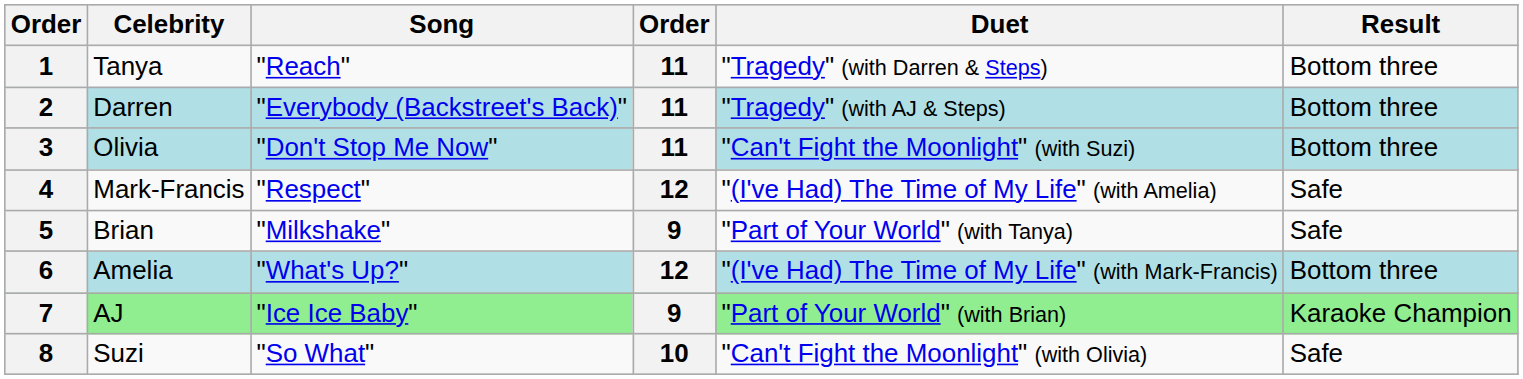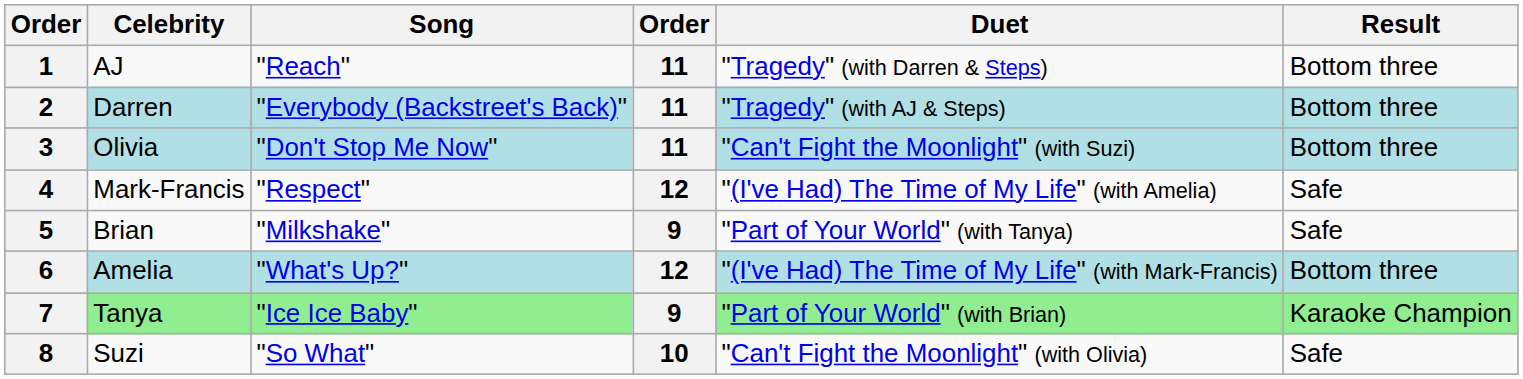(128, 66) Tanya -> (108, 66) AJ
(108, 312) AJ -> (128, 312) Tanya
